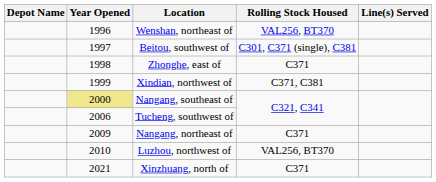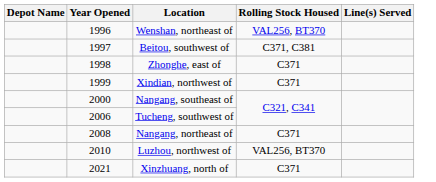(297, 47) C301, C371 (single), C381 -> (289, 47) C371, C381
(297, 82) C371, C381 -> (289, 82) C371
(100, 99) khaki background -> (100, 99) no background
(100, 133) 2009 -> (100, 133) 2008
